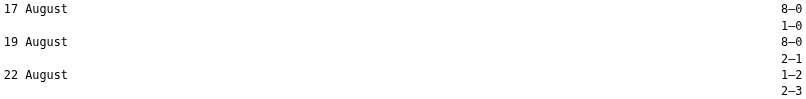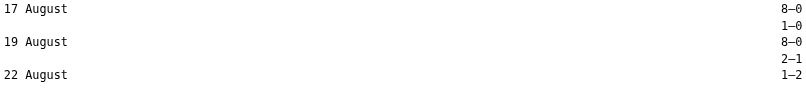- row: (160, 91)
